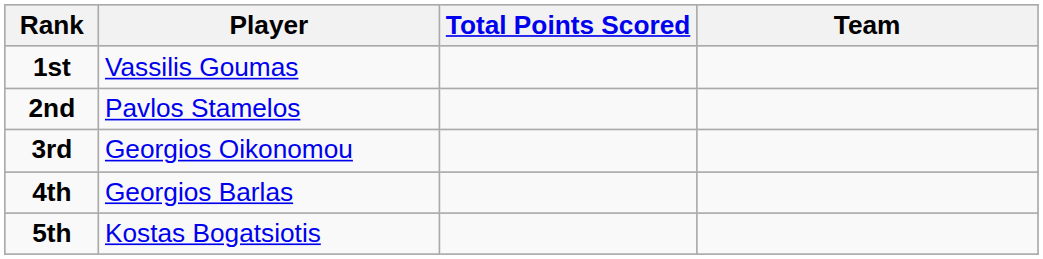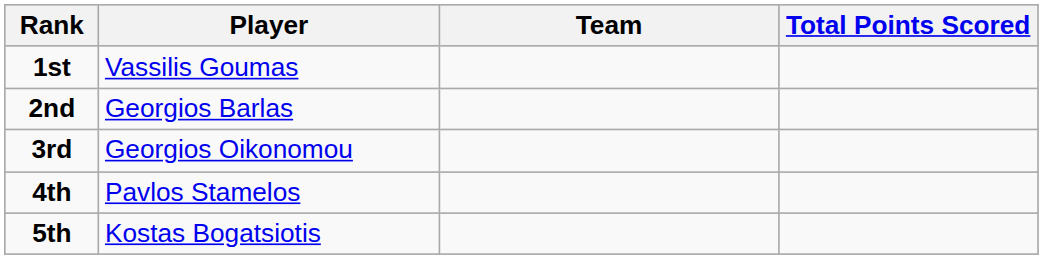columns swapped: (867, 25) <-> (568, 25)
(203, 108) Pavlos Stamelos -> (199, 108) Georgios Barlas
(199, 191) Georgios Barlas -> (203, 191) Pavlos Stamelos
